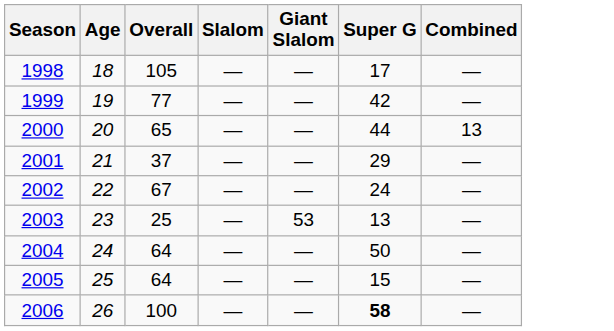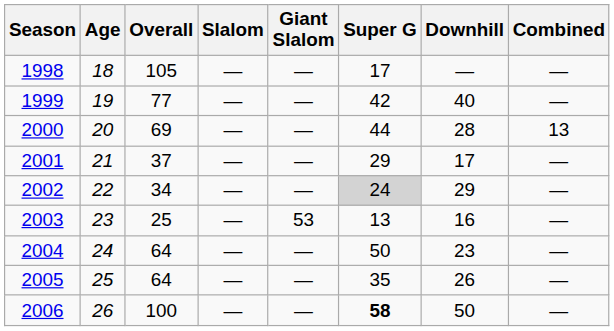+ column: (465, 30)
(161, 130) 65 -> (161, 130) 69
(161, 190) 67 -> (161, 190) 34
(380, 190) no background -> (380, 190) lightgrey background
(380, 280) 15 -> (380, 280) 35
